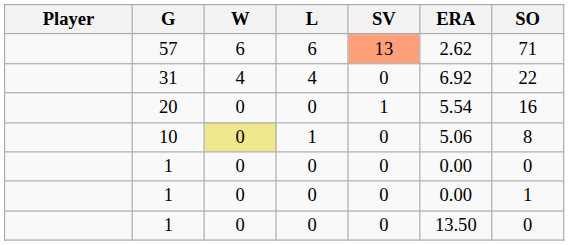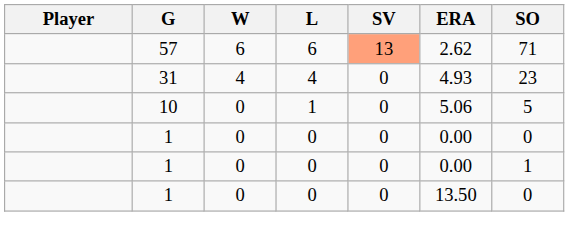(456, 78) 6.92 -> (456, 78) 4.93
(528, 78) 22 -> (528, 78) 23
- row: (168, 107)
(240, 136) khaki background -> (240, 107) no background
(528, 136) 8 -> (528, 107) 5
